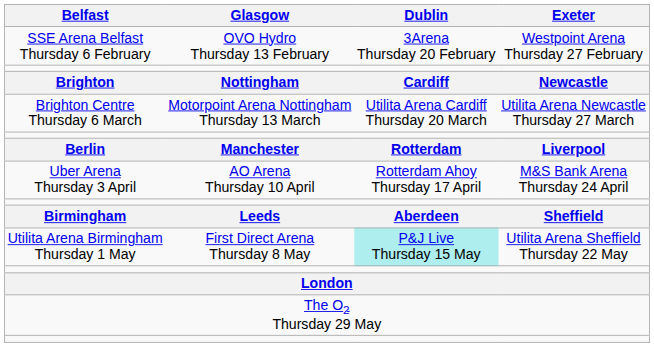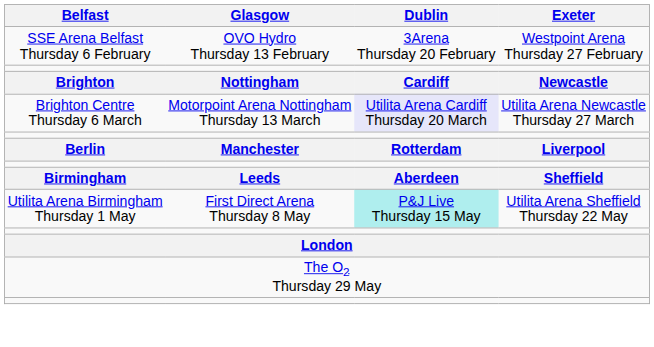(426, 112) no background -> (426, 112) lavender background
- row: (85, 179)
